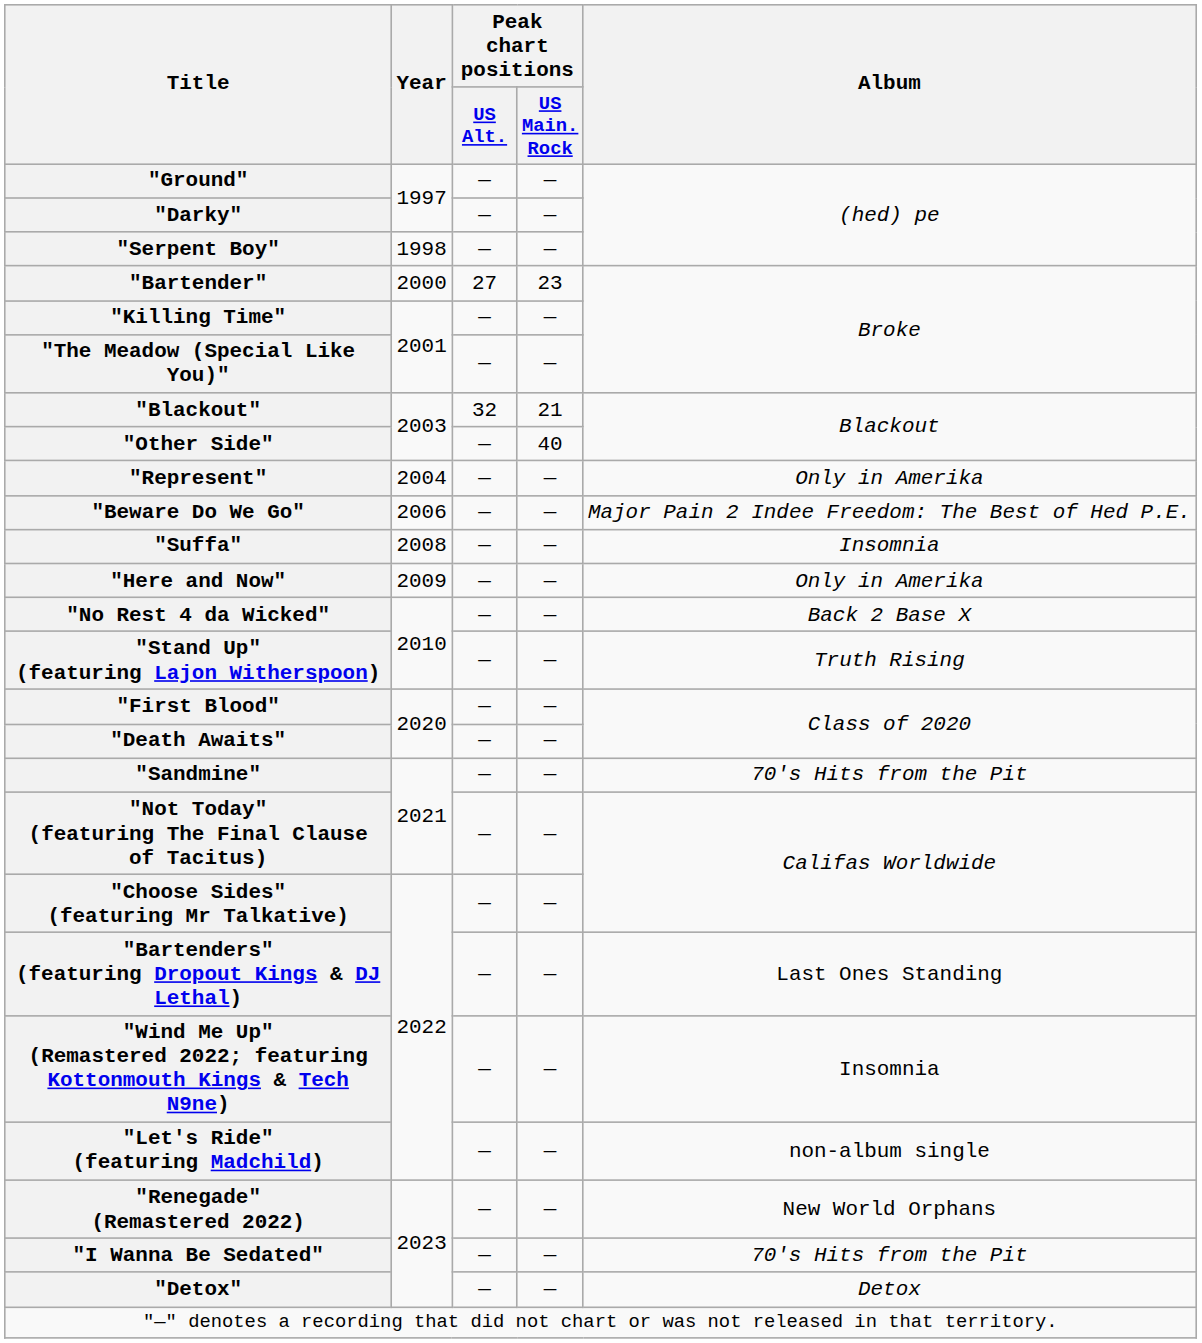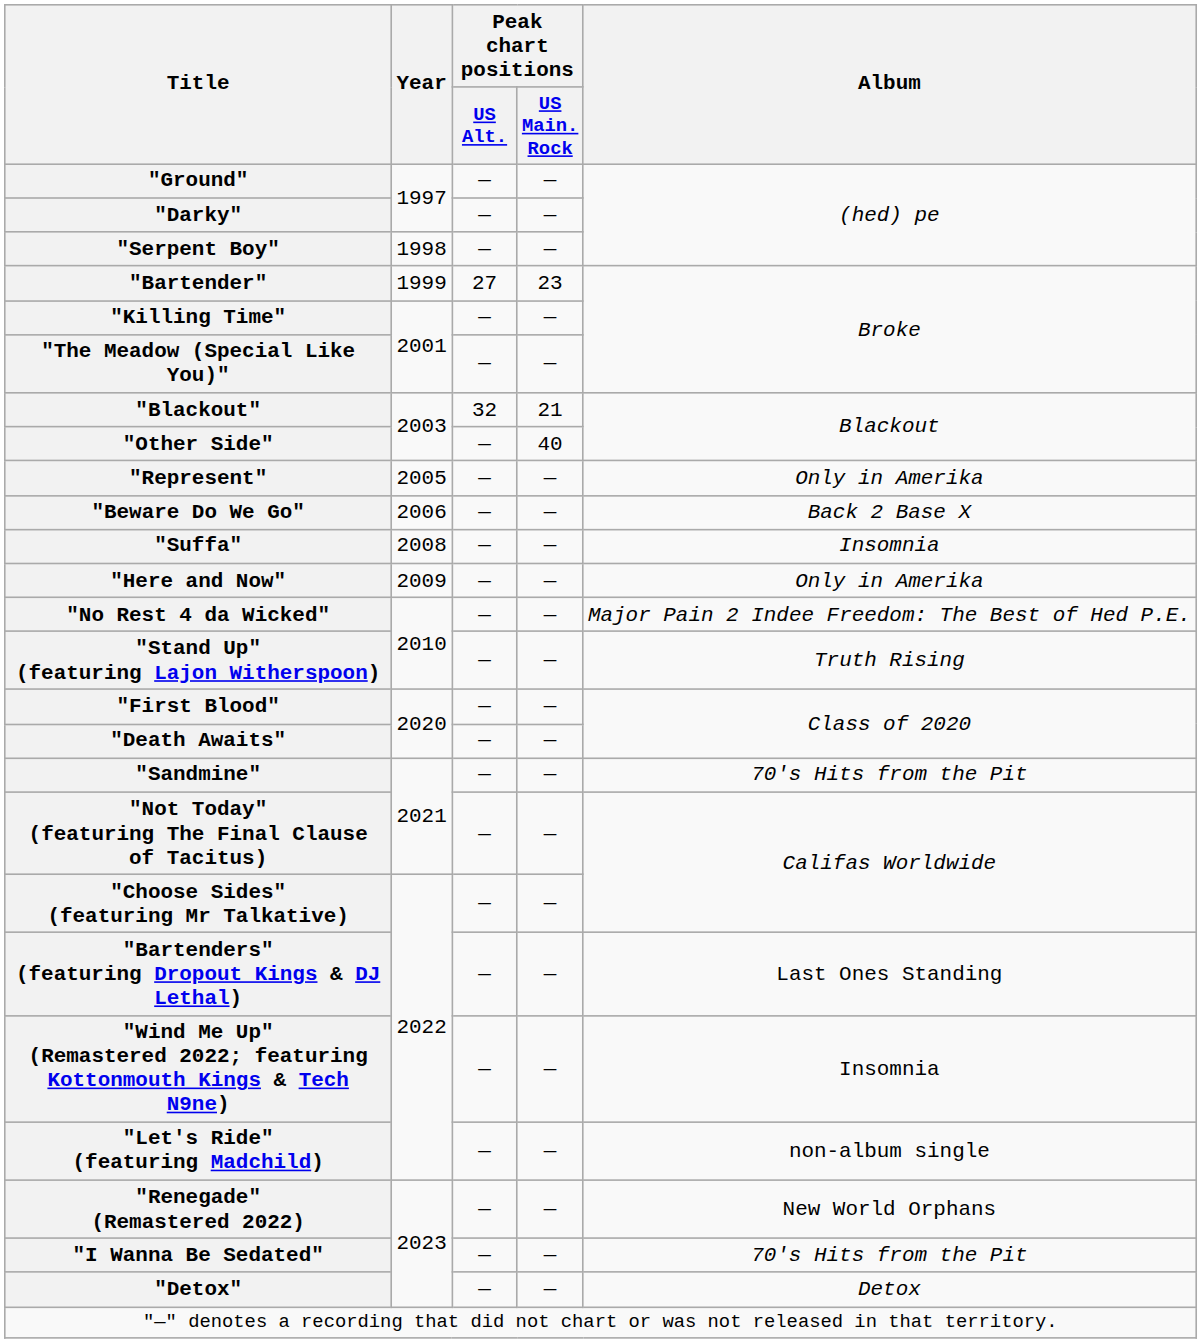(422, 283) 2000 -> (422, 283) 1999
(422, 478) 2004 -> (422, 478) 2005
(889, 512) Major Pain 2 Indee Freedom: The Best of Hed P.E. -> (889, 512) Back 2 Base X
(889, 614) Back 2 Base X -> (889, 614) Major Pain 2 Indee Freedom: The Best of Hed P.E.
